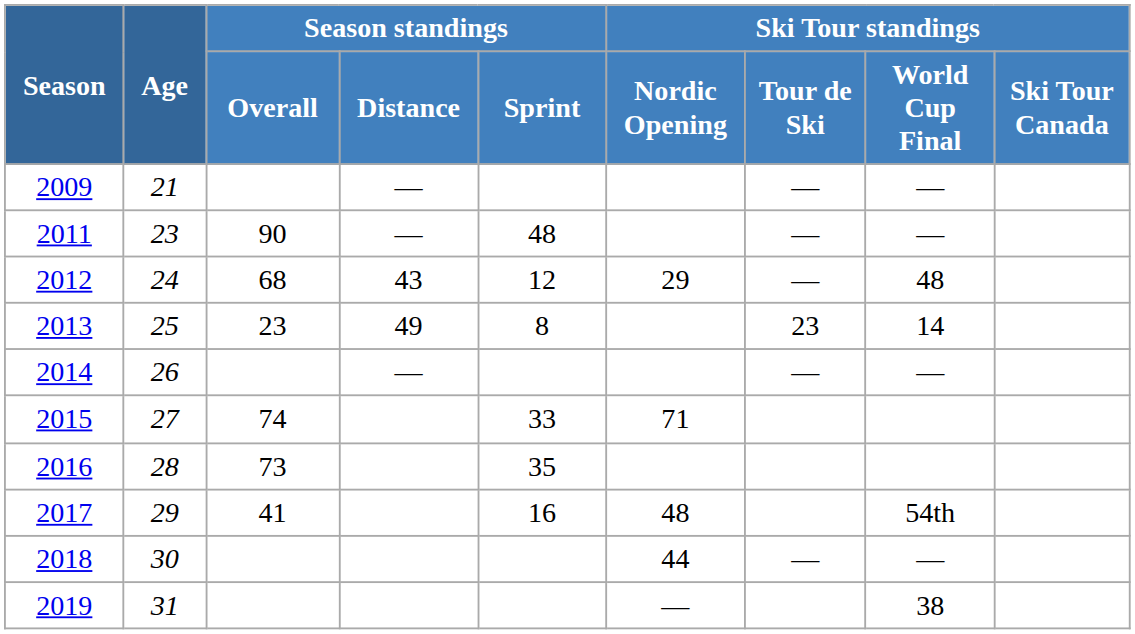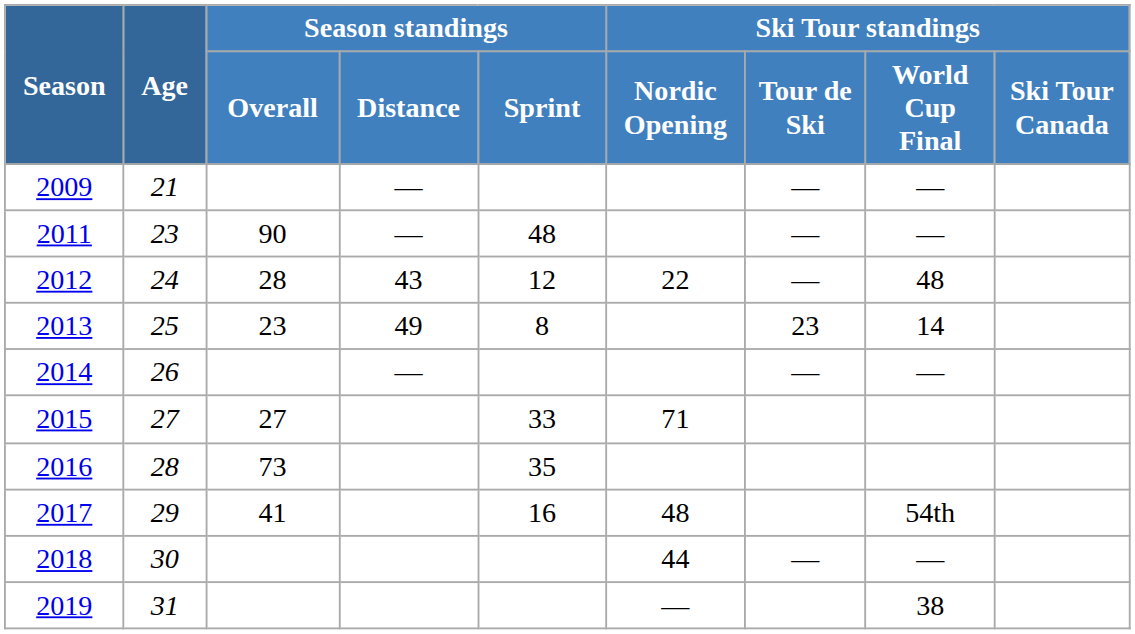(273, 279) 68 -> (273, 279) 28
(675, 279) 29 -> (675, 279) 22
(273, 419) 74 -> (273, 419) 27
